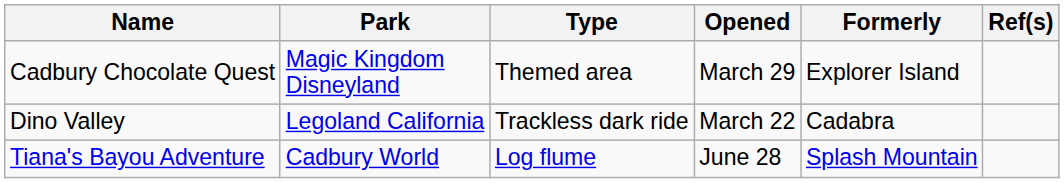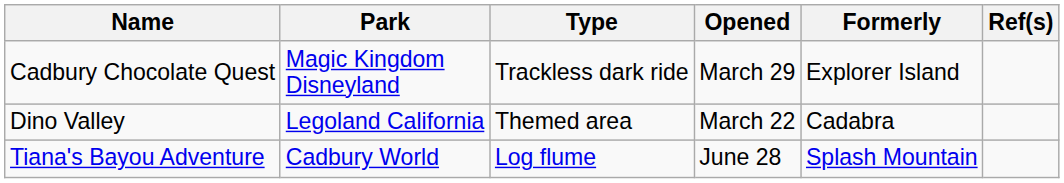(563, 72) Themed area -> (592, 72) Trackless dark ride
(592, 121) Trackless dark ride -> (563, 121) Themed area
